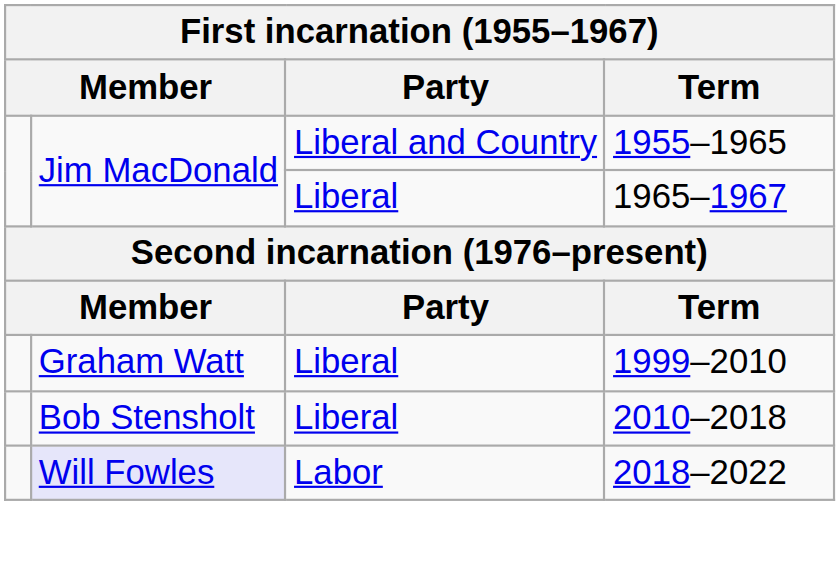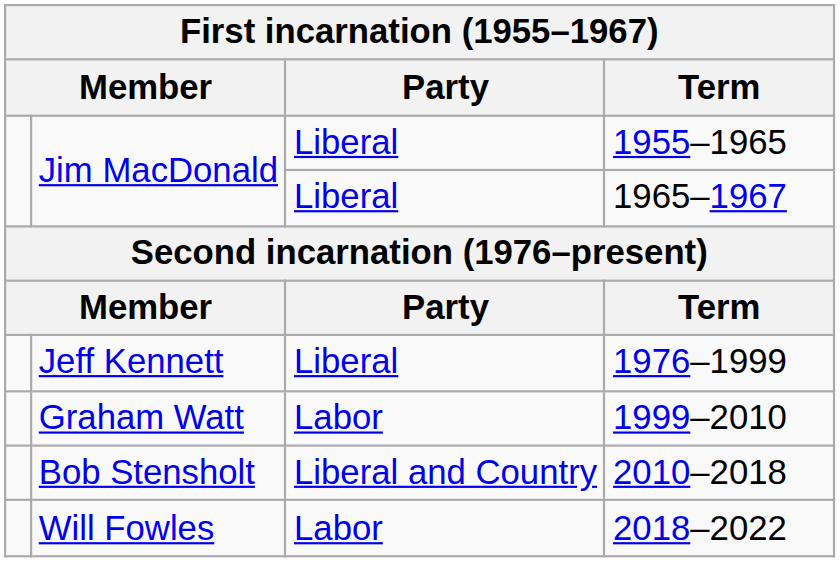(446, 142) Liberal and Country -> (404, 142) Liberal
+ row: (700, 362)
(404, 362) Liberal -> (338, 417) Labor
(346, 417) Liberal -> (446, 472) Liberal and Country
(127, 472) lavender background -> (127, 527) no background
